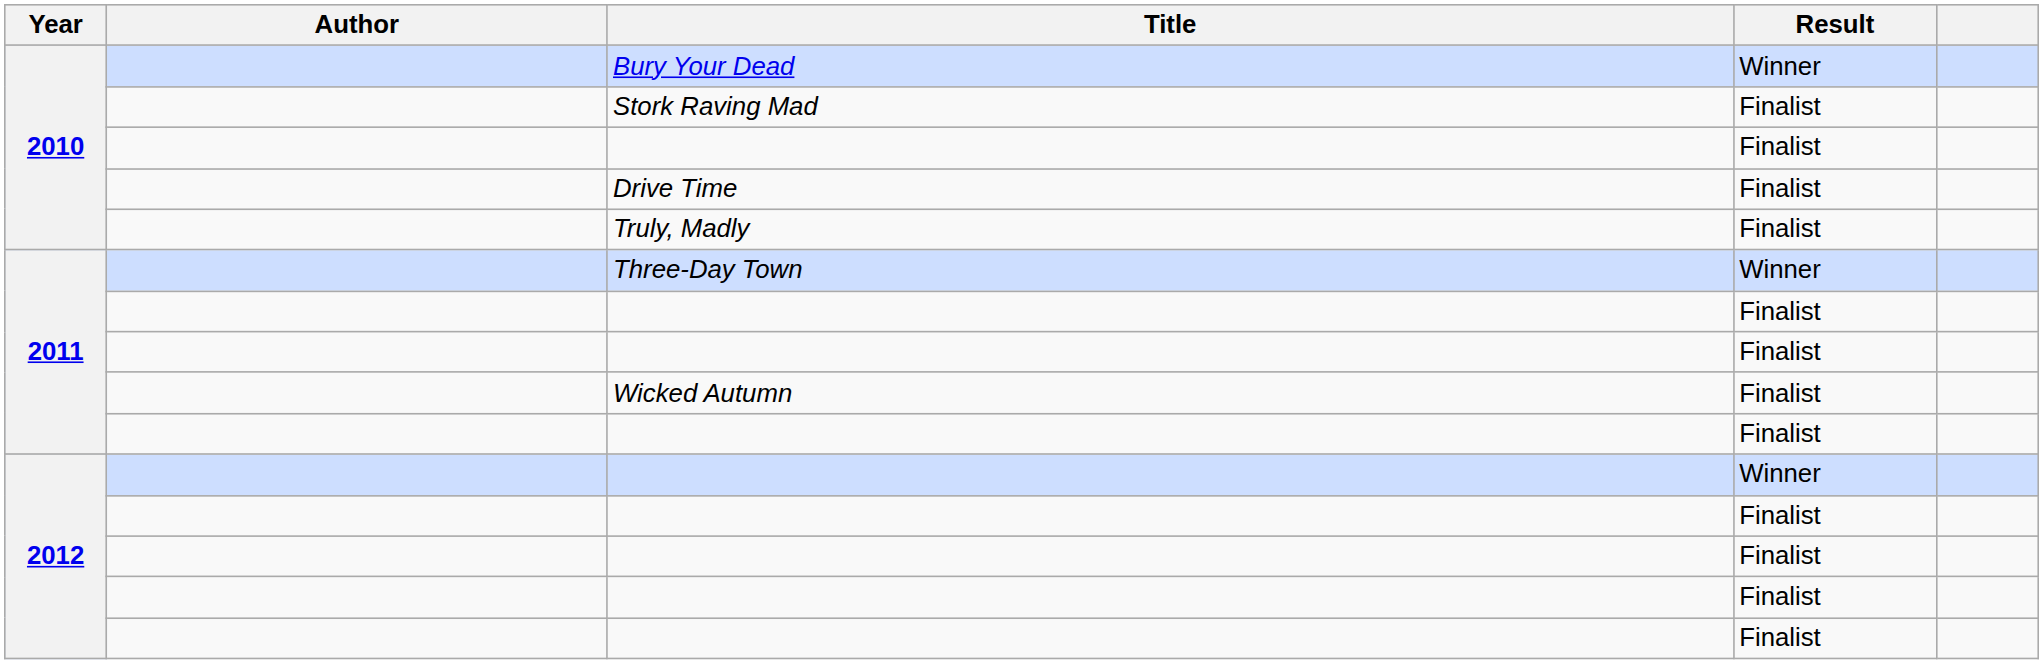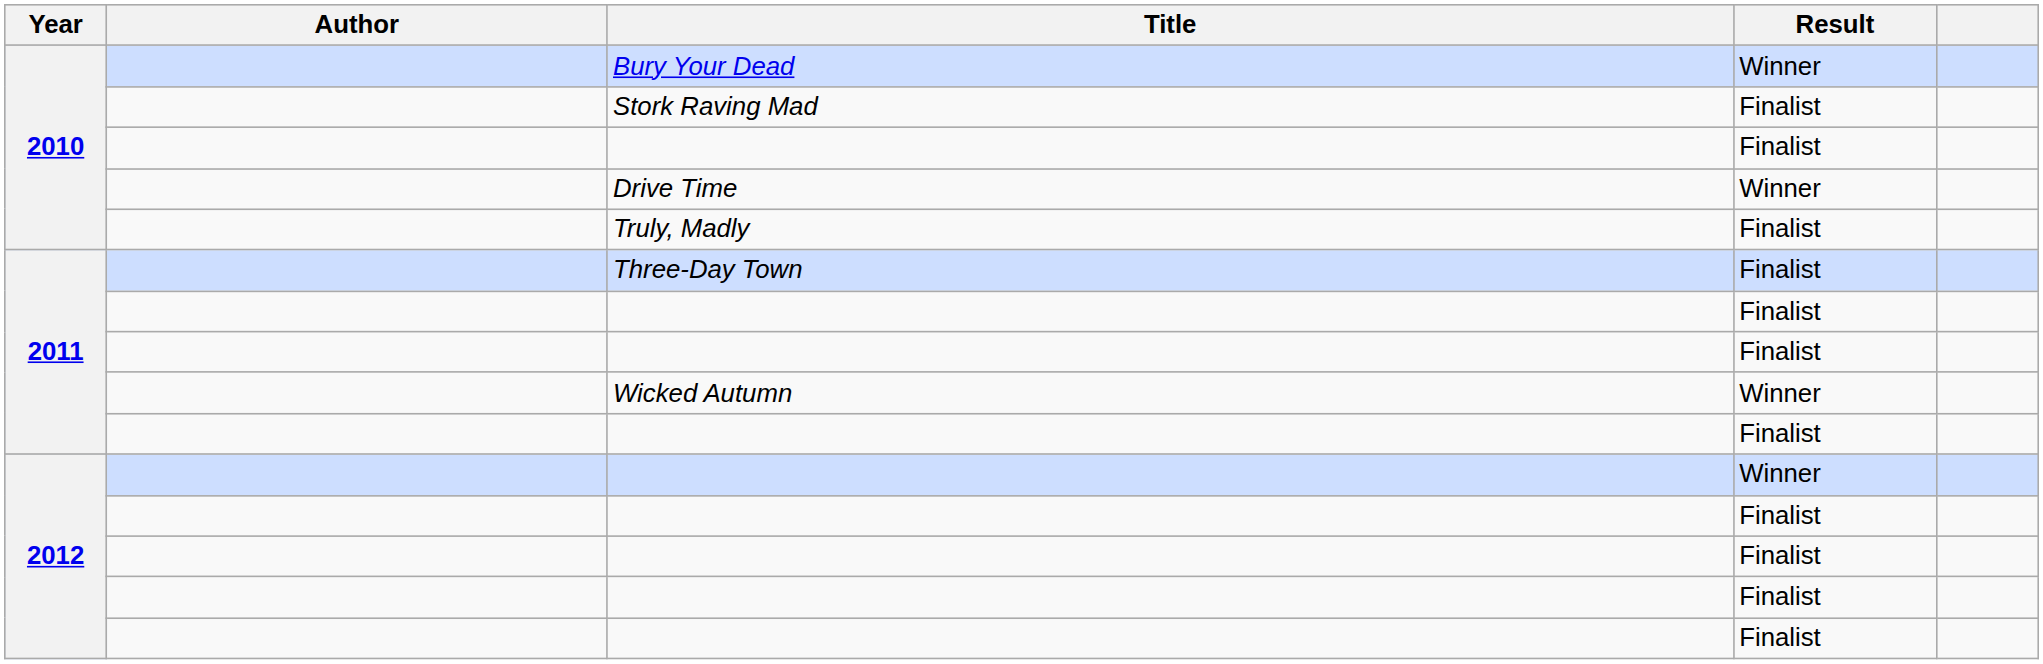(1780, 188) Finalist -> (1780, 188) Winner
(1780, 270) Winner -> (1780, 270) Finalist
(1780, 392) Finalist -> (1780, 392) Winner
